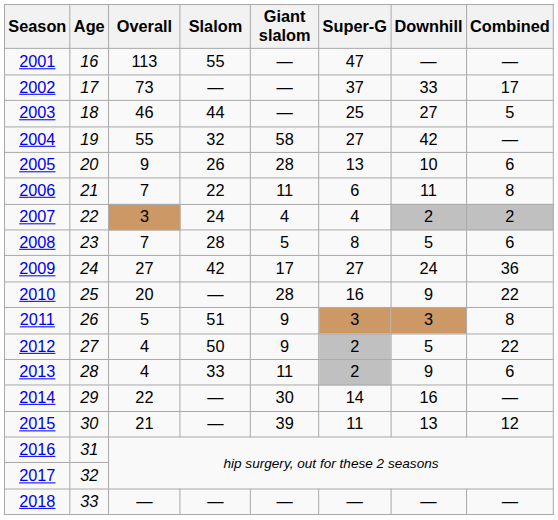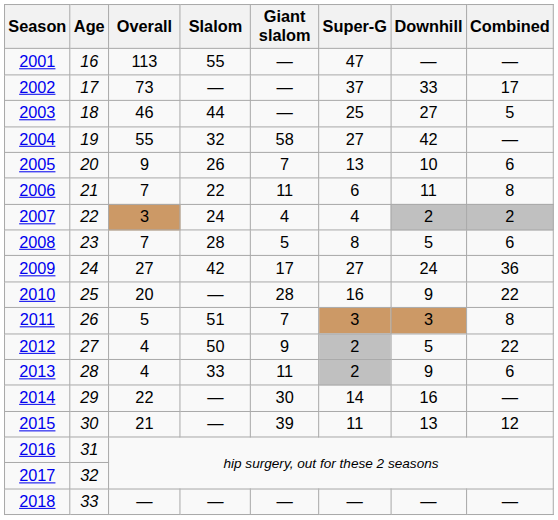(285, 165) 28 -> (285, 165) 7
(285, 320) 9 -> (285, 320) 7
